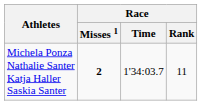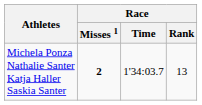(182, 72) 11 -> (182, 72) 13
